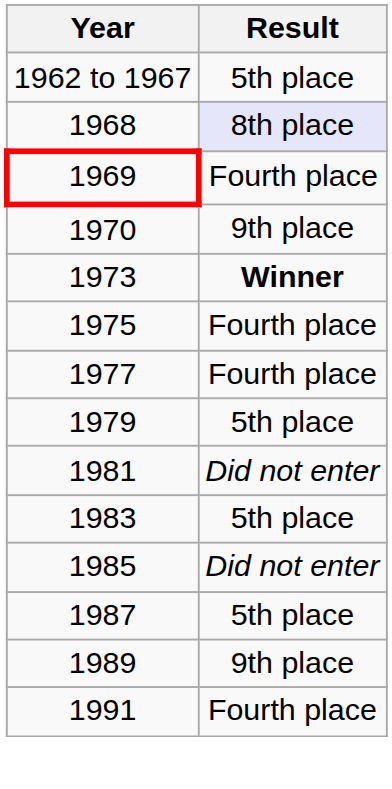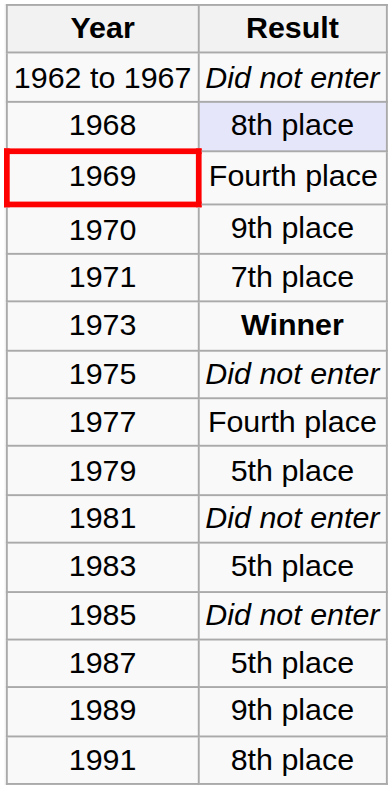(292, 76) 5th place -> (292, 76) Did not enter
+ row: (103, 277)
(292, 325) Fourth place -> (292, 373) Did not enter
(292, 711) Fourth place -> (292, 759) 8th place
